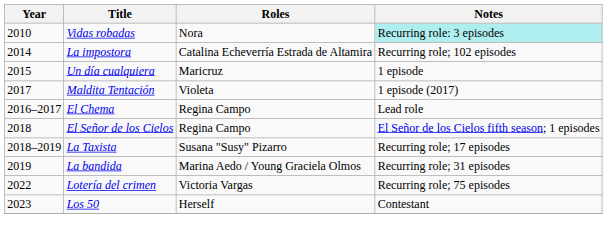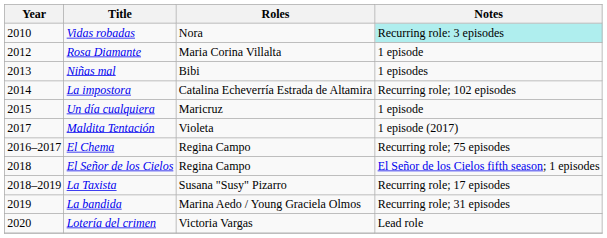+ row: (104, 52)
+ row: (91, 71)
(400, 109) Lead role -> (444, 147) Recurring role; 75 episodes
(19, 185) 2022 -> (19, 223) 2020
(444, 185) Recurring role; 75 episodes -> (400, 223) Lead role
- row: (83, 204)
